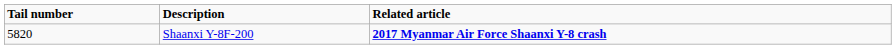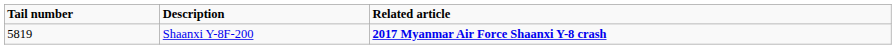(20, 34) 5820 -> (20, 34) 5819
